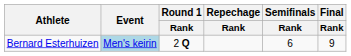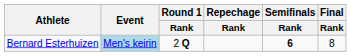(290, 44) normal -> (290, 44) bold
(332, 44) 9 -> (332, 44) 8
